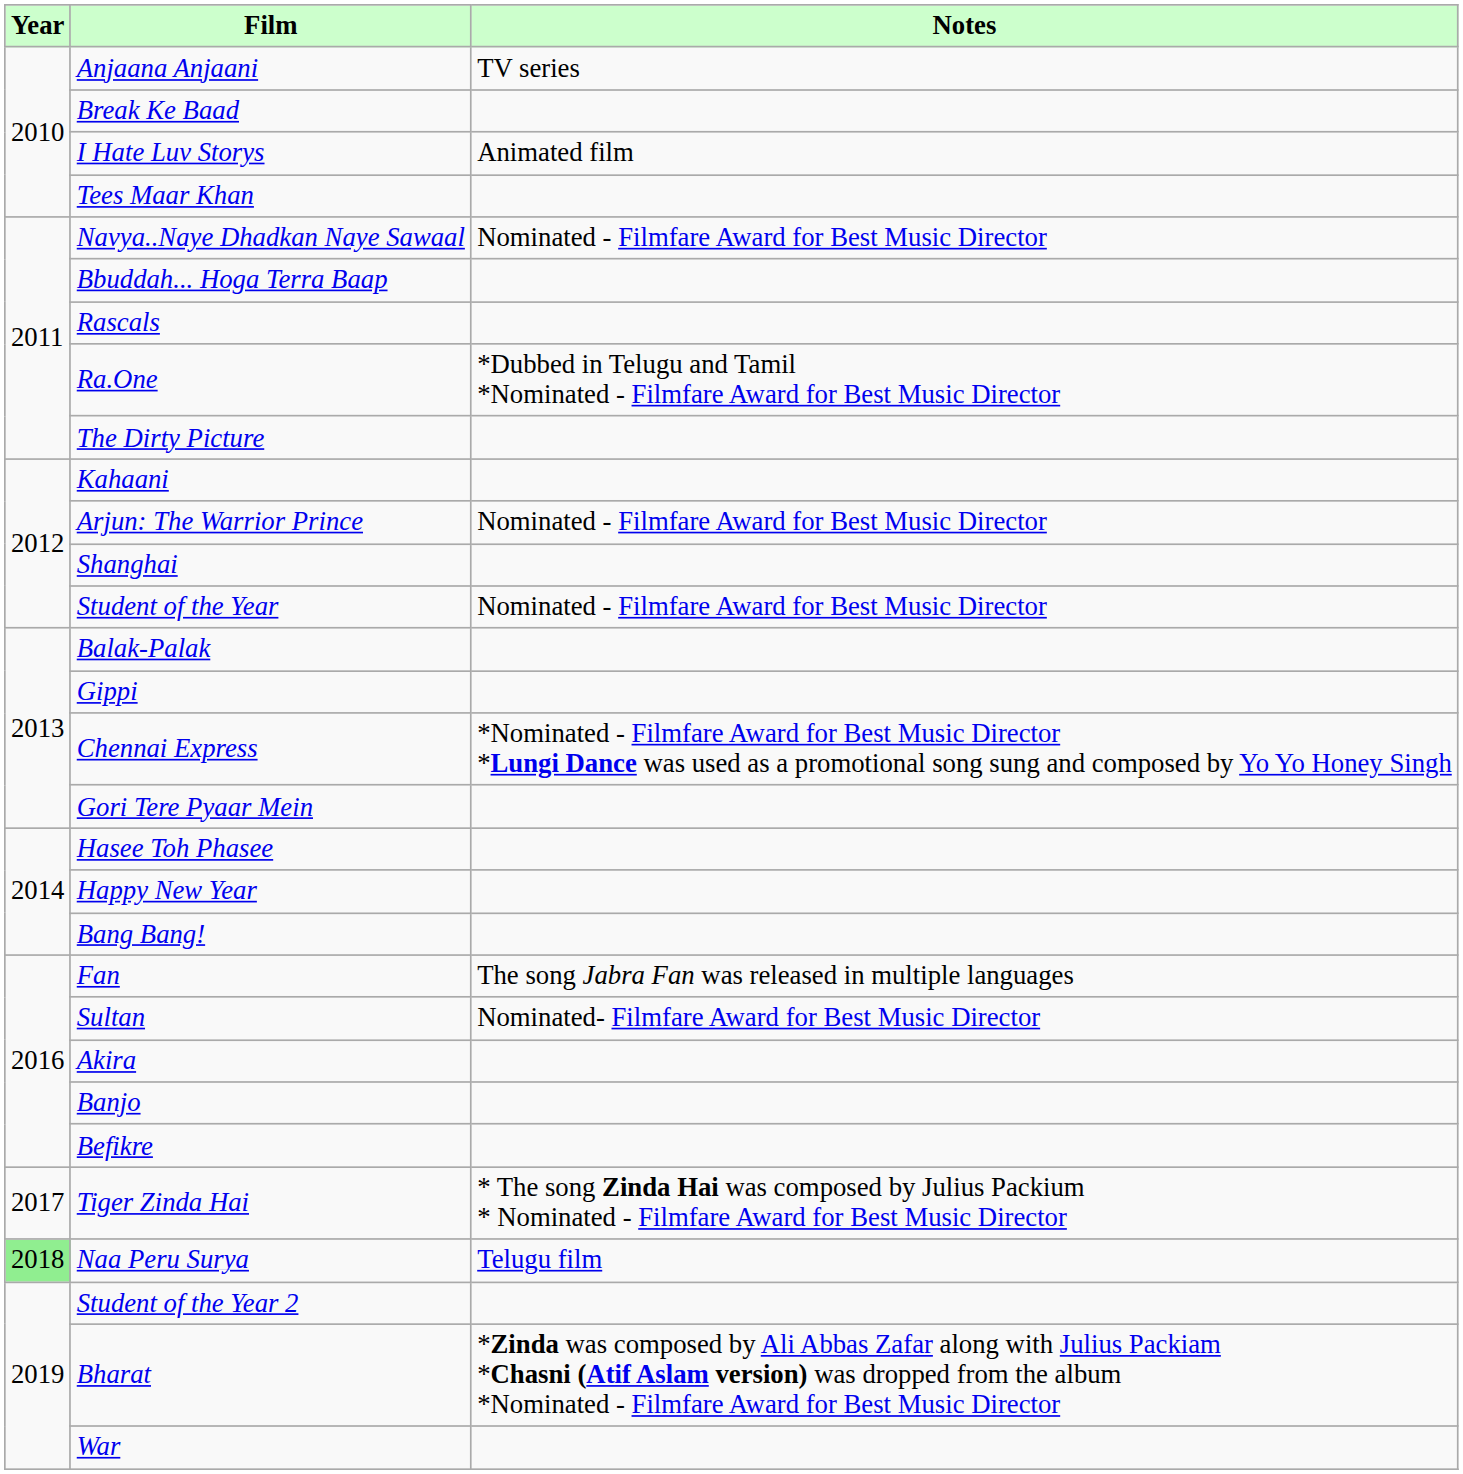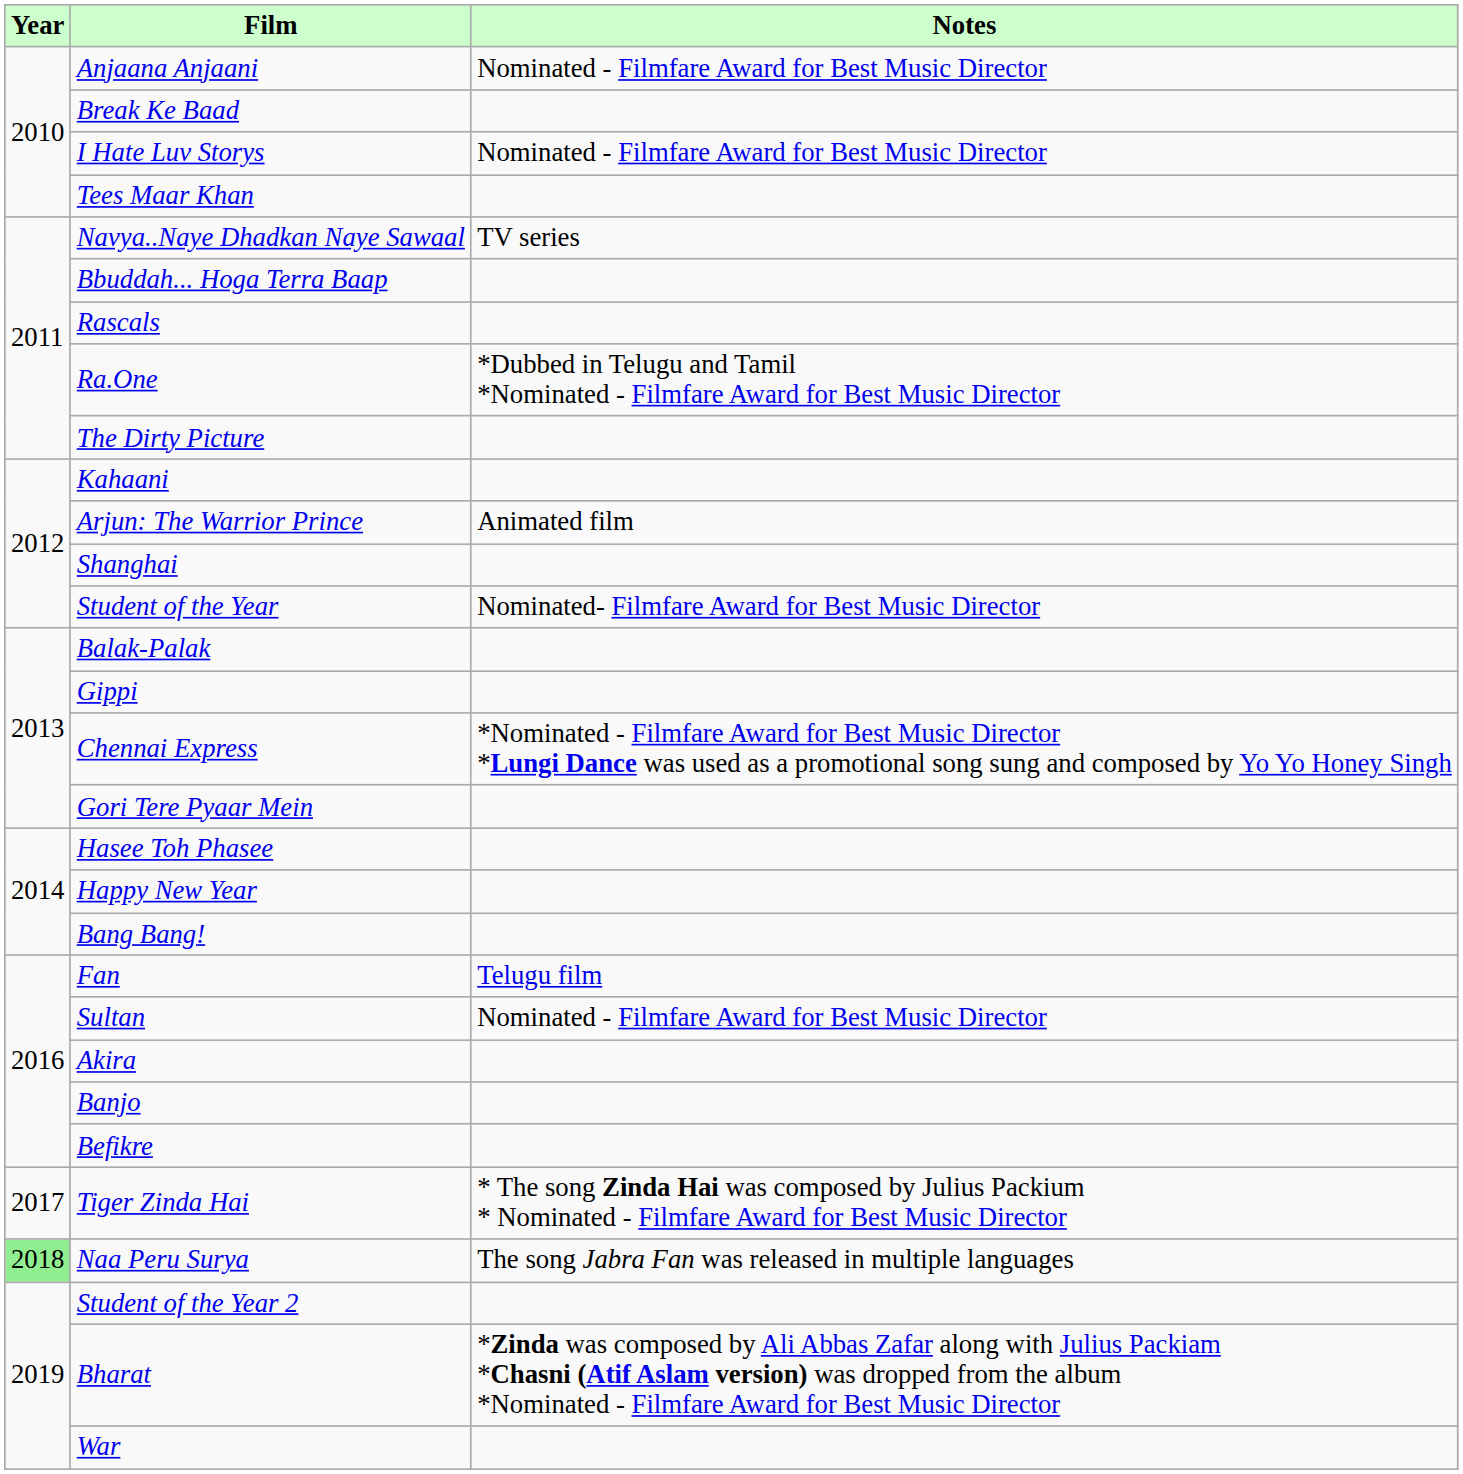(529, 68) TV series -> (762, 68) Nominated - Filmfare Award for Best Music Director
(555, 152) Animated film -> (762, 152) Nominated - Filmfare Award for Best Music Director
(762, 237) Nominated - Filmfare Award for Best Music Director -> (529, 237) TV series
(762, 521) Nominated - Filmfare Award for Best Music Director -> (555, 521) Animated film
(762, 606) Nominated - Filmfare Award for Best Music Director -> (759, 606) Nominated- Filmfare Award for Best Music Director
(776, 975) The song Jabra Fan was released in multiple languages -> (540, 975) Telugu film
(759, 1018) Nominated- Filmfare Award for Best Music Director -> (762, 1018) Nominated - Filmfare Award for Best Music Director
(540, 1260) Telugu film -> (776, 1260) The song Jabra Fan was released in multiple languages
